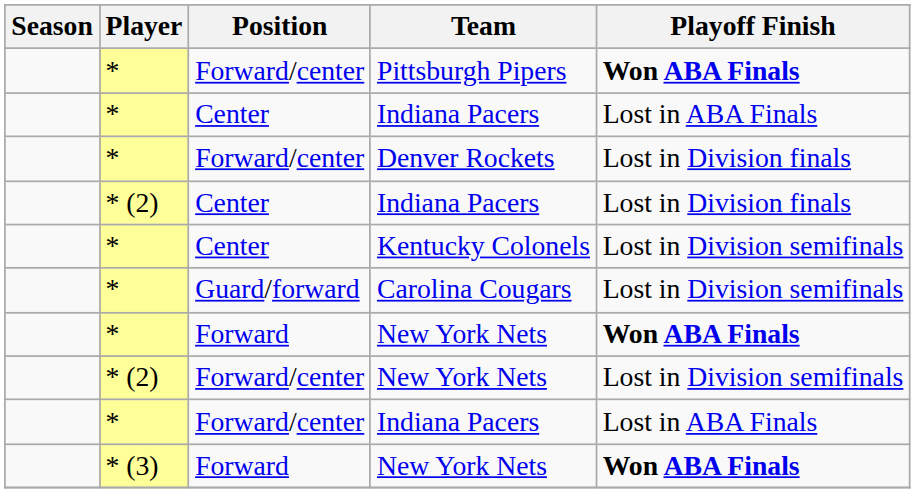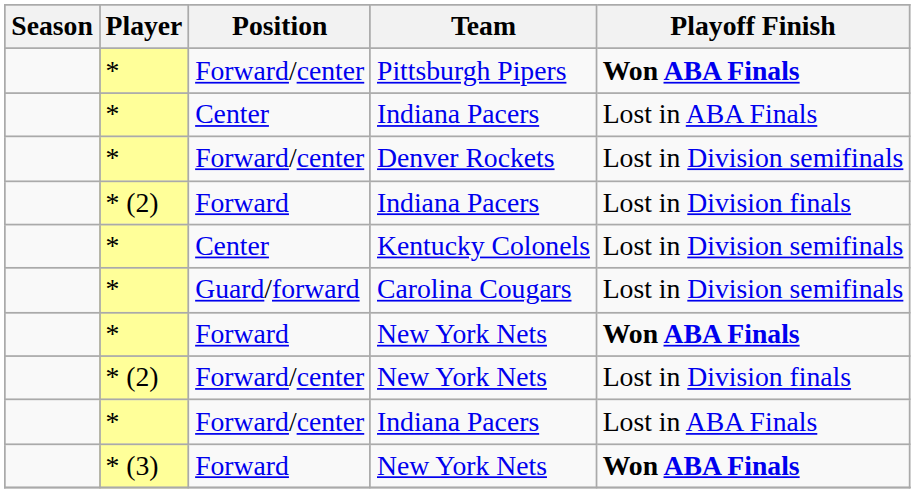(727, 158) Lost in Division finals -> (753, 158) Lost in Division semifinals
(232, 202) Center -> (242, 202) Forward
(753, 377) Lost in Division semifinals -> (727, 377) Lost in Division finals
